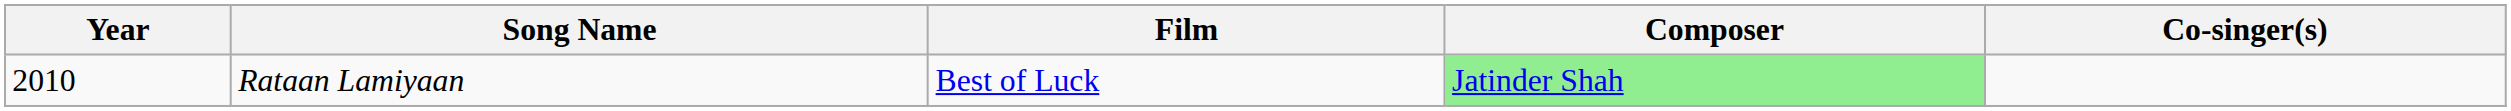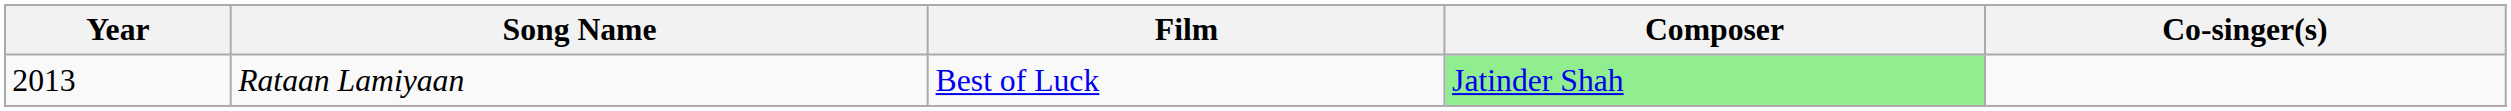(44, 79) 2010 -> (44, 79) 2013
